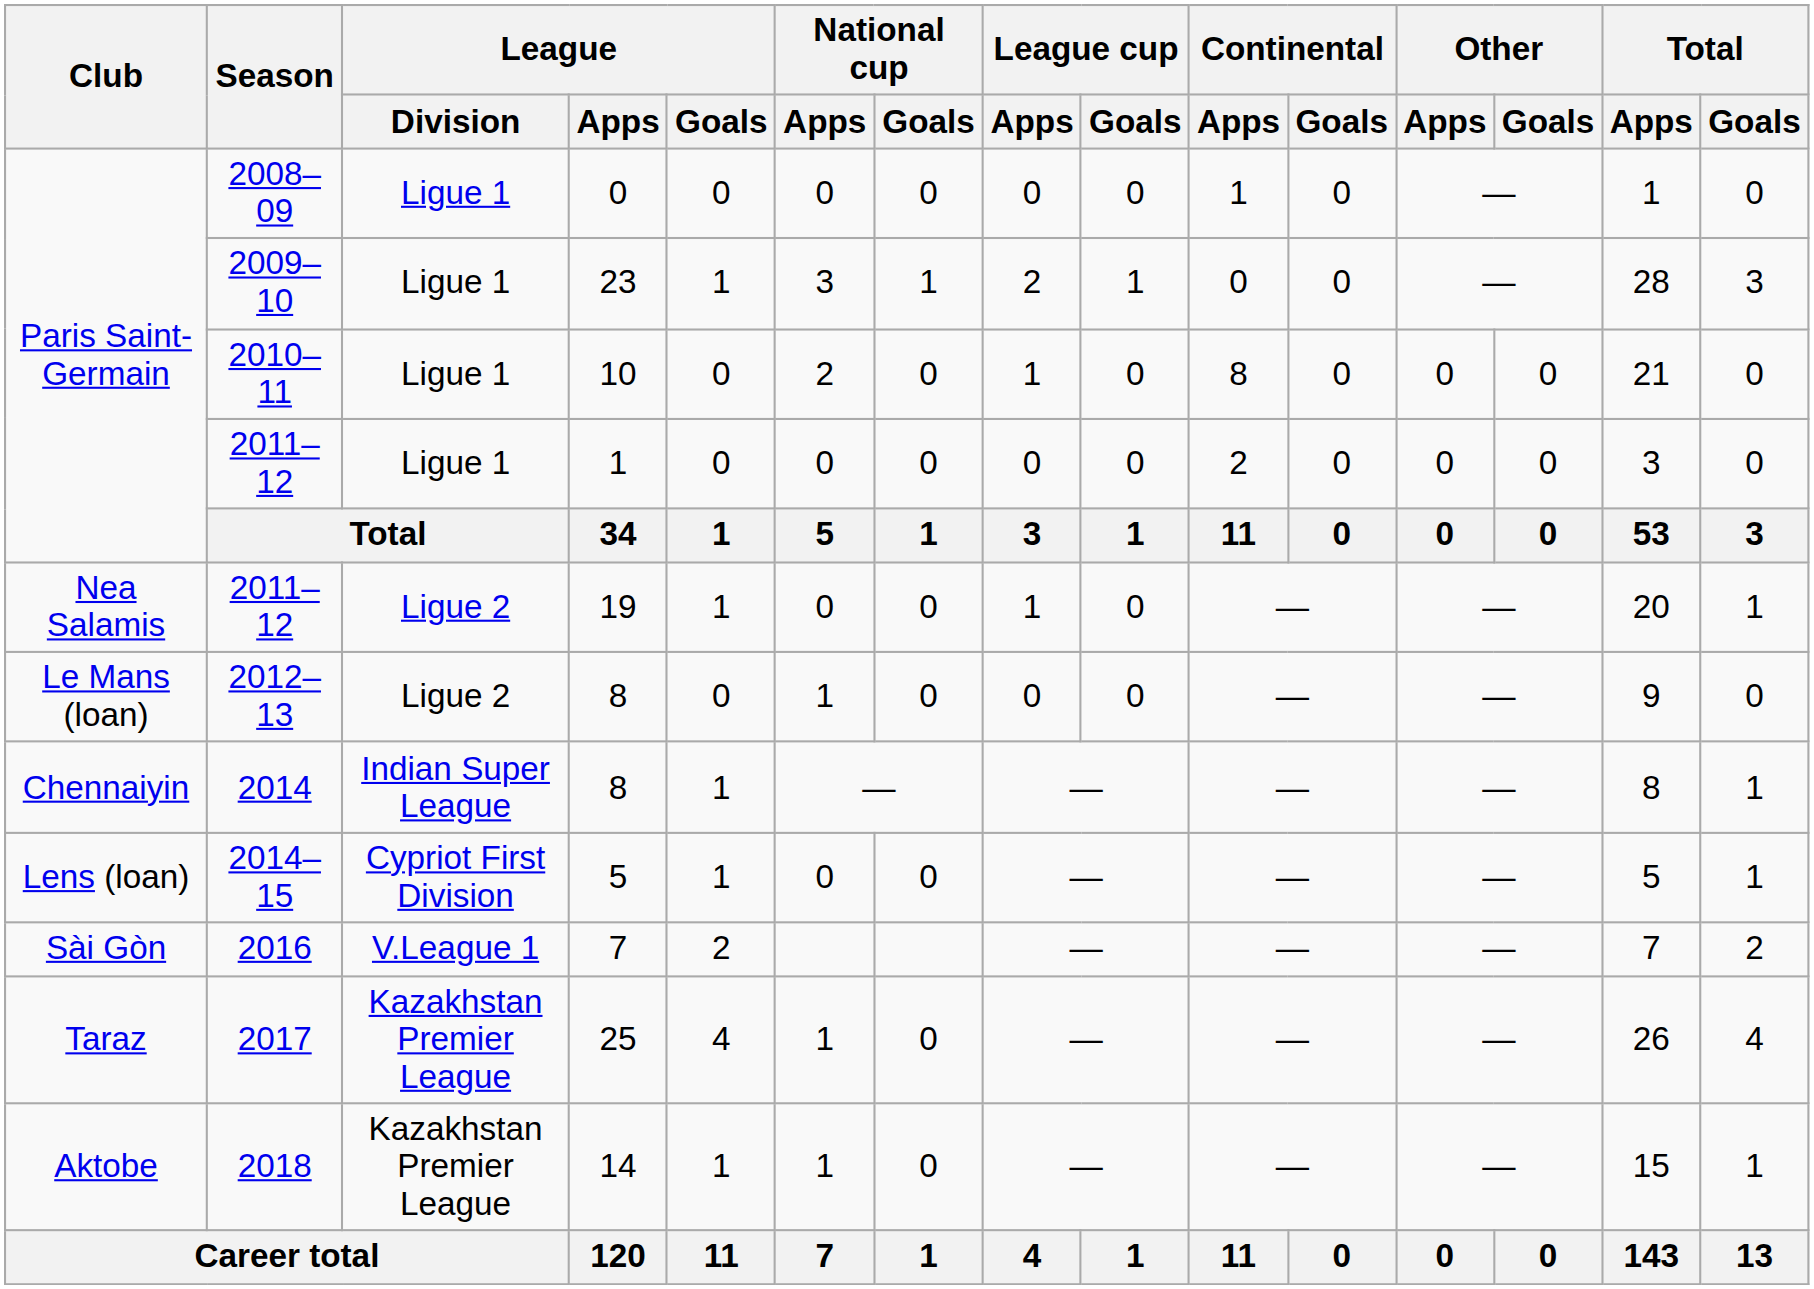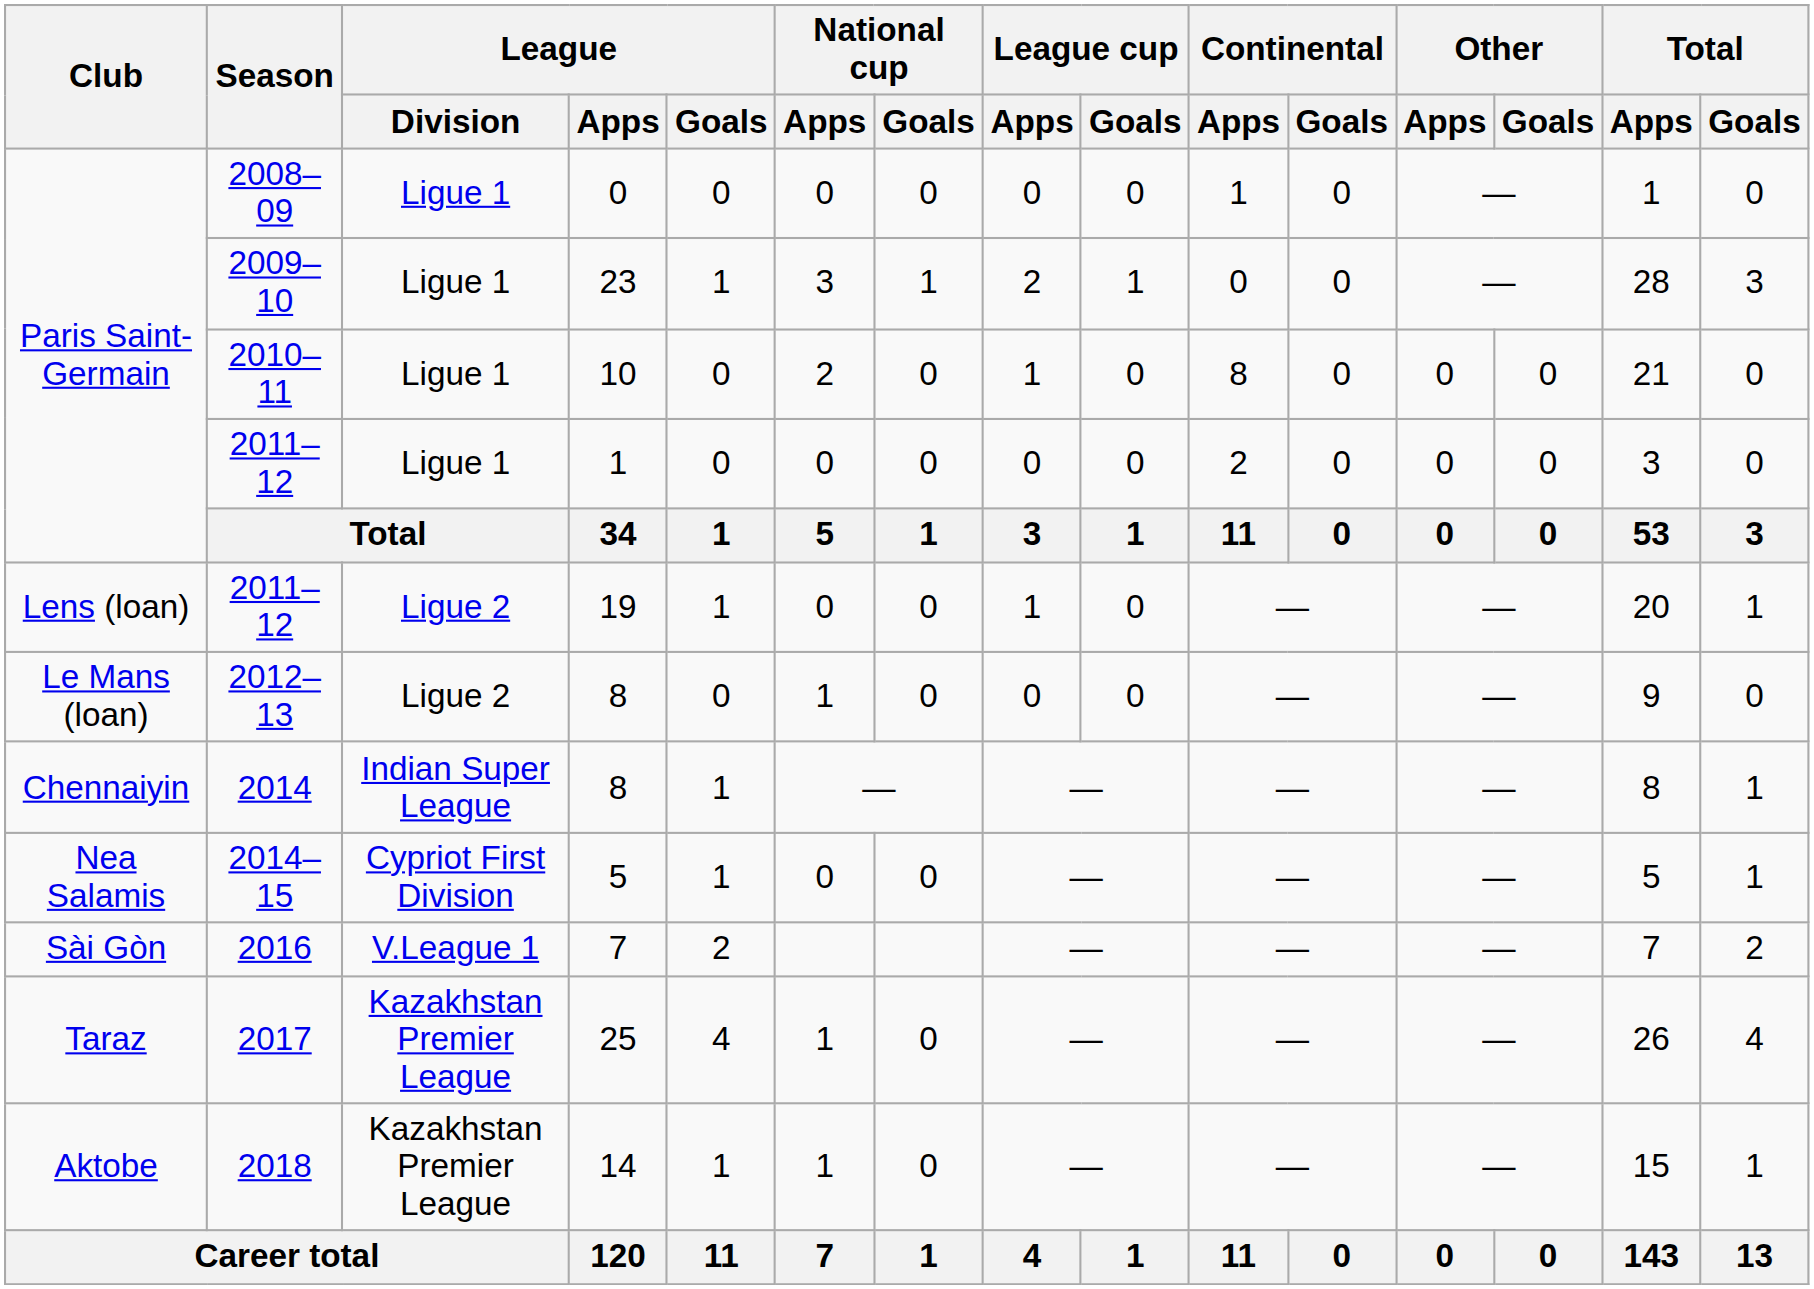(106, 606) Nea Salamis -> (106, 606) Lens (loan)
(106, 876) Lens (loan) -> (106, 876) Nea Salamis
